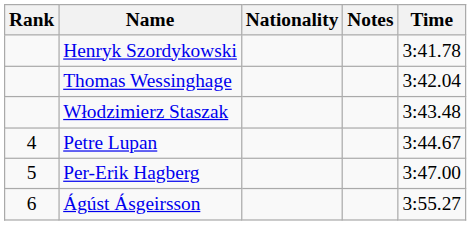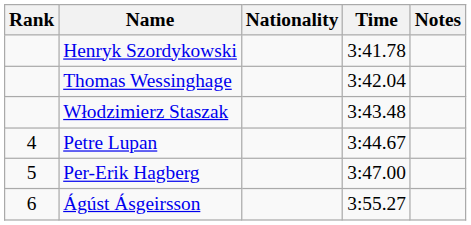columns swapped: (432, 19) <-> (370, 19)
